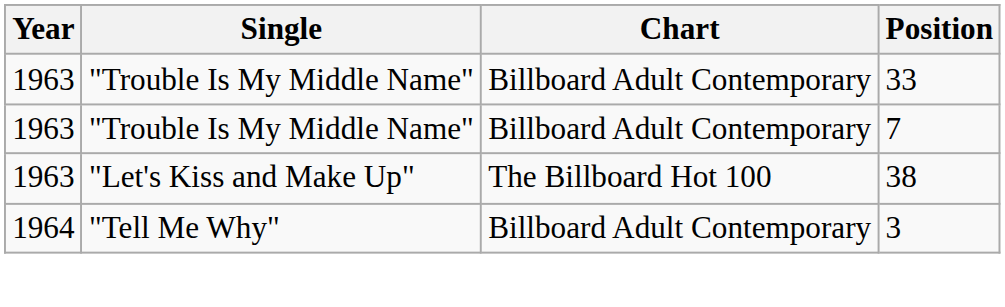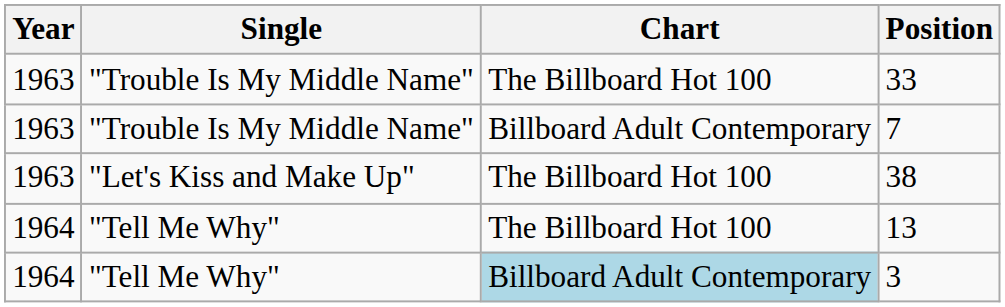(680, 78) Billboard Adult Contemporary -> (630, 78) The Billboard Hot 100
+ row: (901, 227)
(680, 227) no background -> (680, 276) lightblue background
